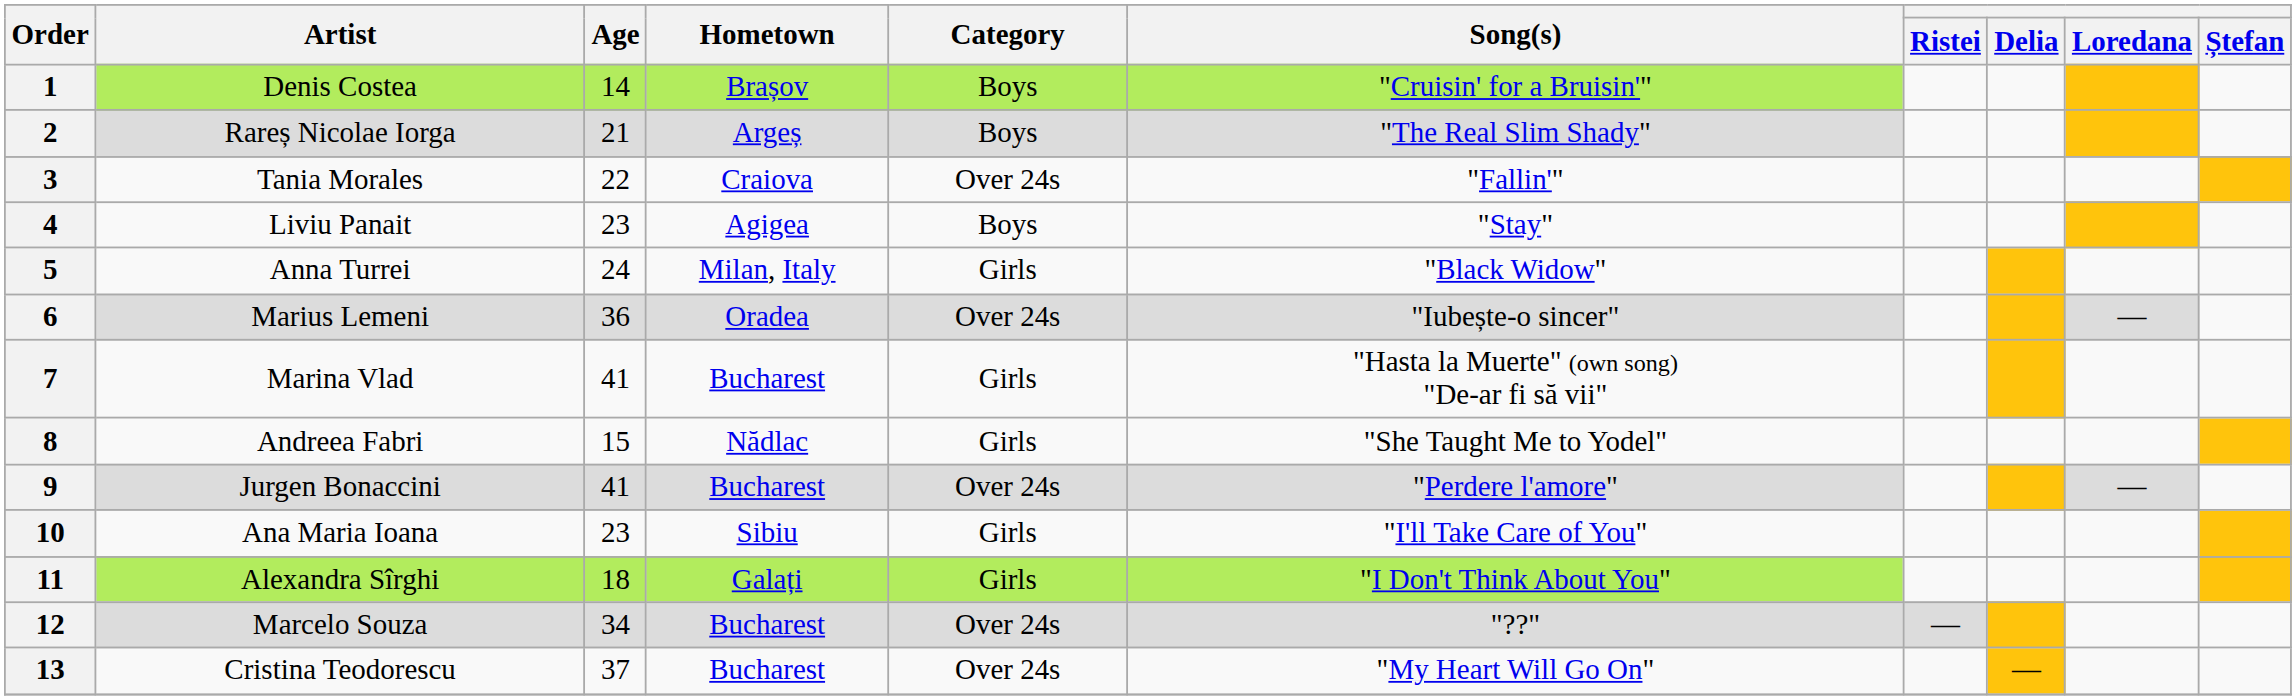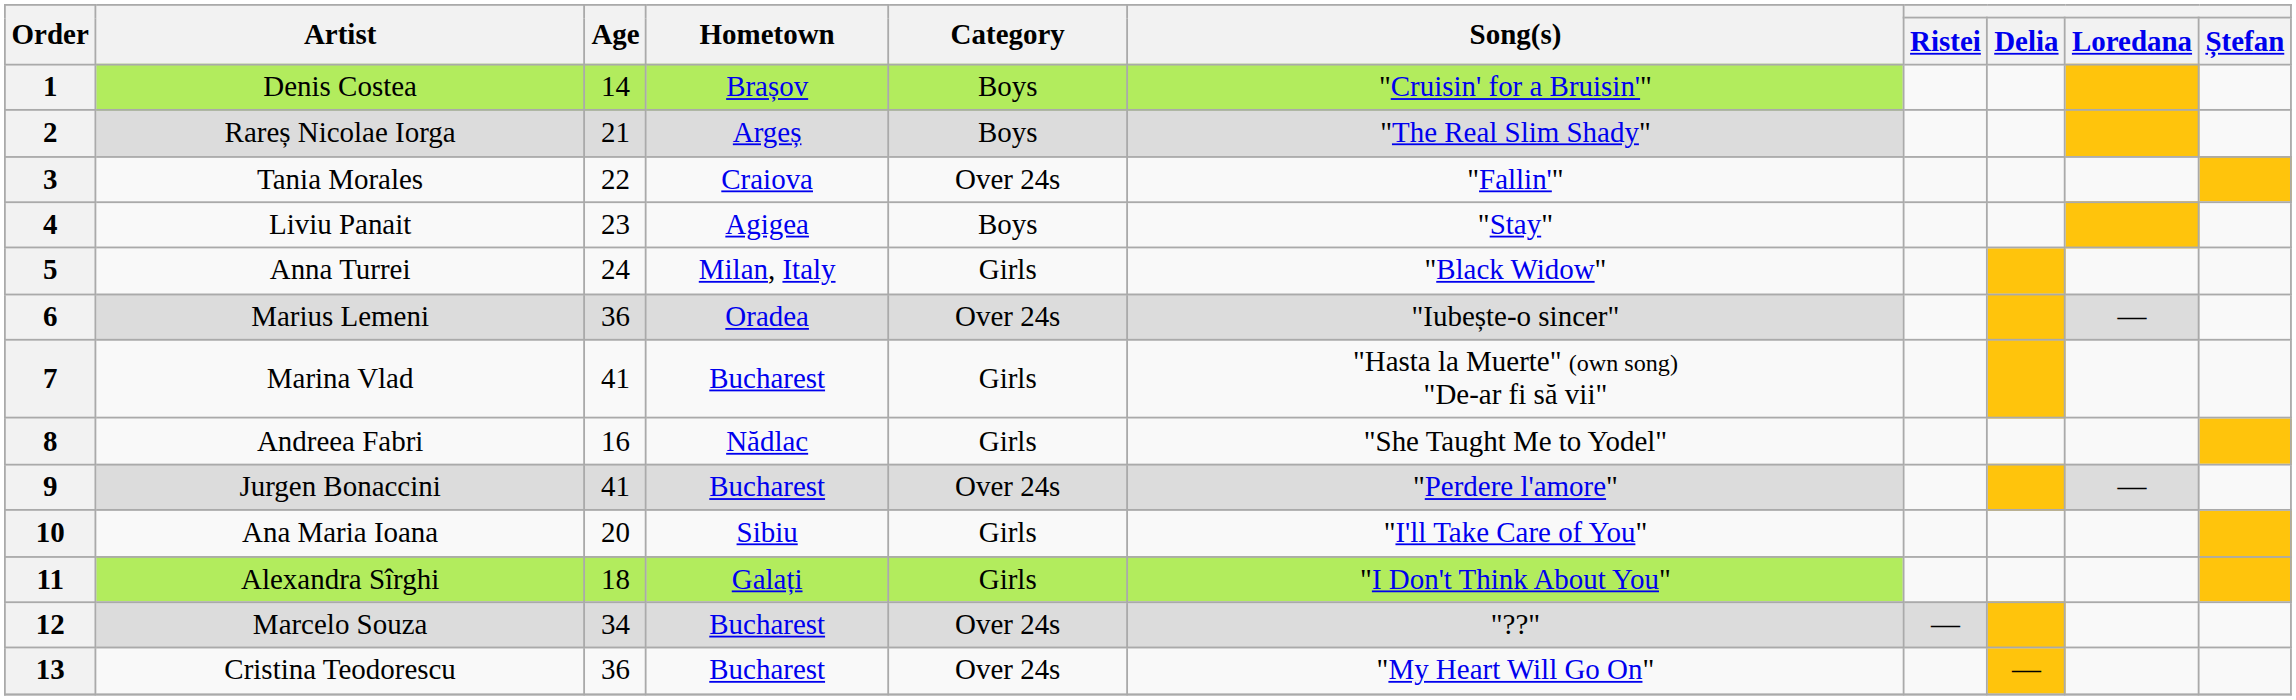(616, 440) 15 -> (616, 440) 16
(616, 532) 23 -> (616, 532) 20
(616, 670) 37 -> (616, 670) 36
